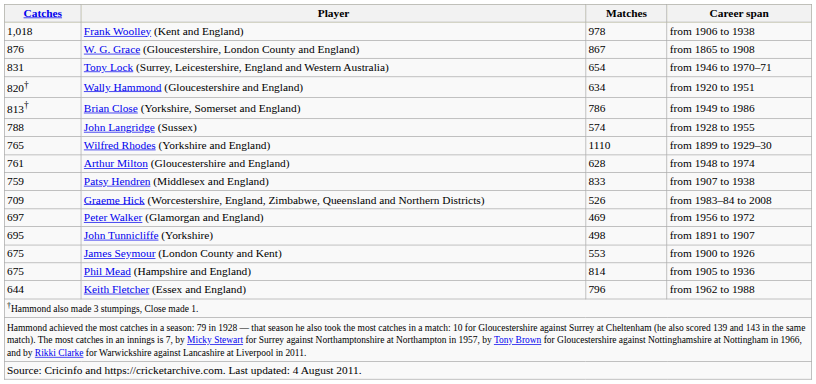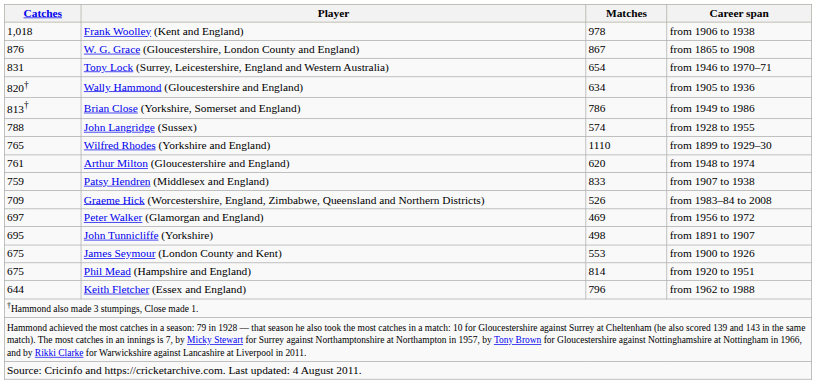(712, 87) from 1920 to 1951 -> (712, 87) from 1905 to 1936
(597, 163) 628 -> (597, 163) 620
(712, 271) from 1905 to 1936 -> (712, 271) from 1920 to 1951
